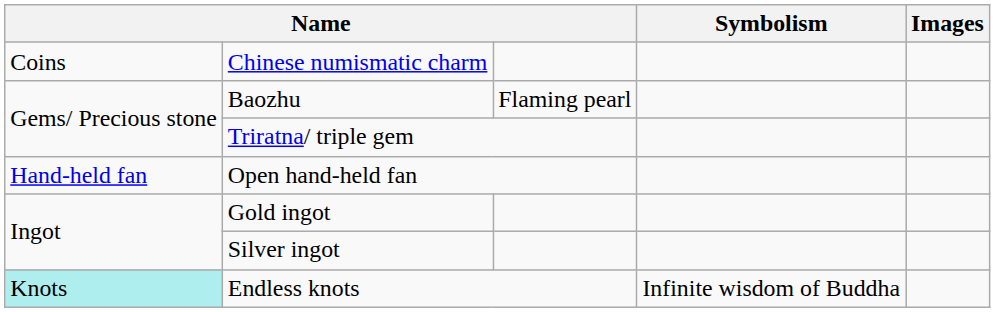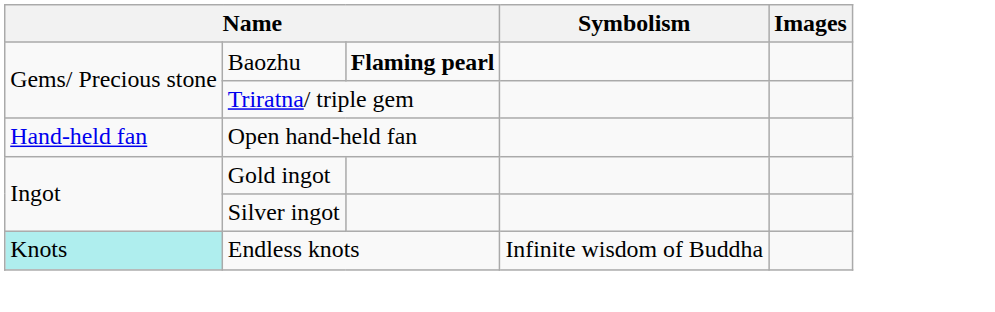- row: (358, 61)
(565, 99) normal -> (423, 61) bold
